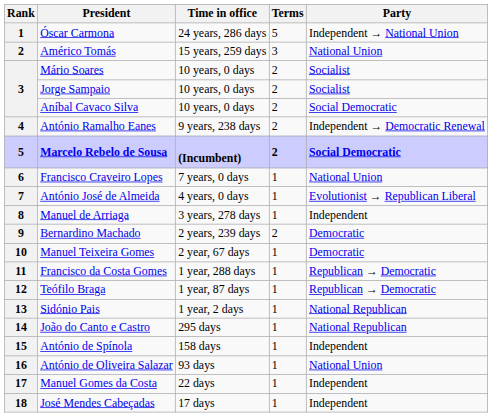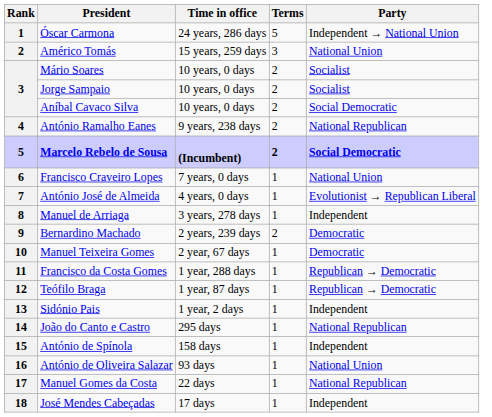(397, 126) Independent → Democratic Renewal -> (358, 126) National Republican
(358, 308) National Republican -> (338, 308) Independent
(338, 383) Independent -> (358, 383) National Republican
